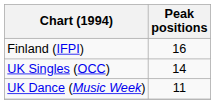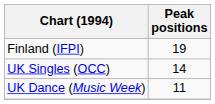(179, 48) 16 -> (179, 48) 19
